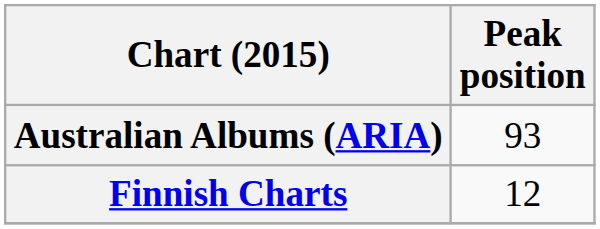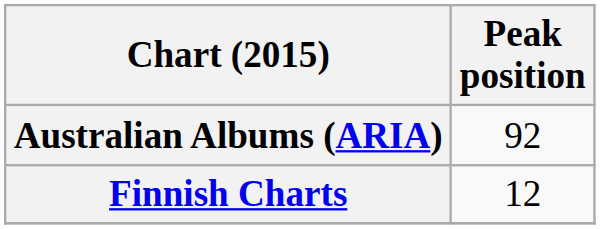(523, 134) 93 -> (523, 134) 92
